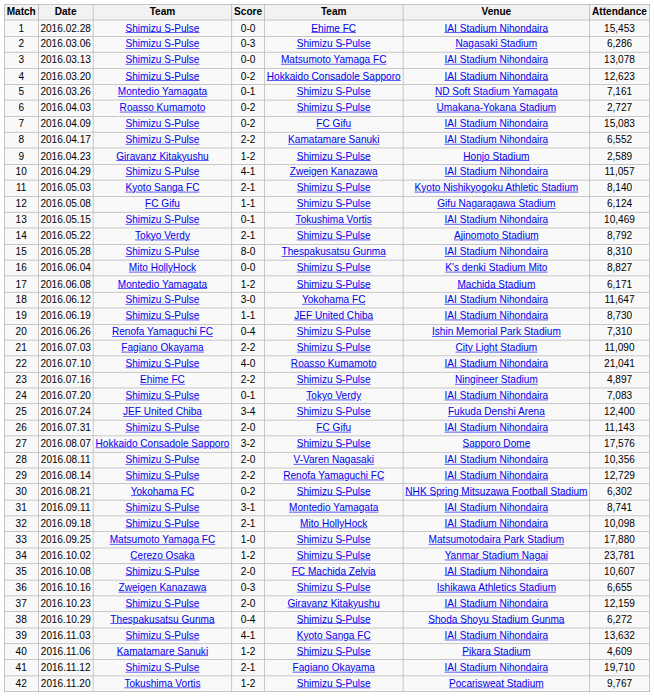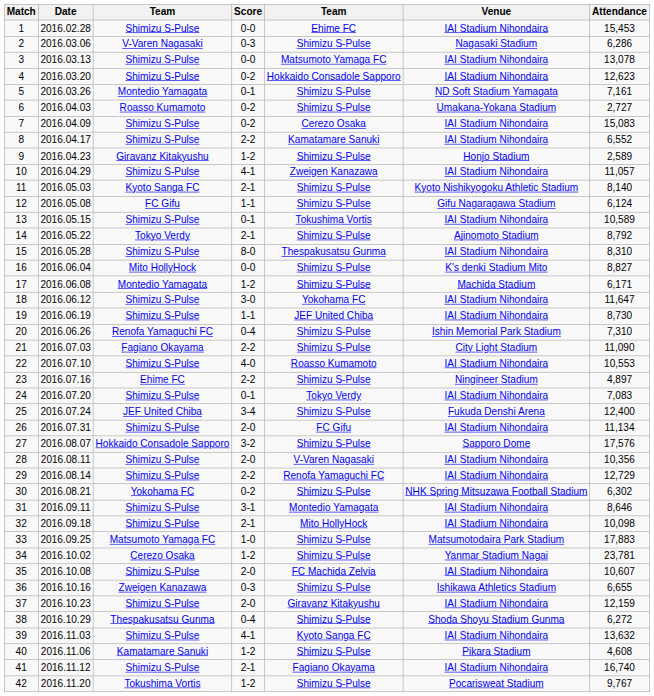(162, 44) Shimizu S-Pulse -> (162, 44) V-Varen Nagasaki
(334, 124) FC Gifu -> (334, 124) Cerezo Osaka
(620, 220) 10,469 -> (620, 220) 10,589
(620, 364) 21,041 -> (620, 364) 10,553
(620, 428) 11,143 -> (620, 428) 11,134
(619, 508) 8,741 -> (619, 508) 8,646
(620, 540) 17,880 -> (620, 540) 17,883
(619, 651) 4,609 -> (619, 651) 4,608
(620, 667) 19,710 -> (620, 667) 16,740
